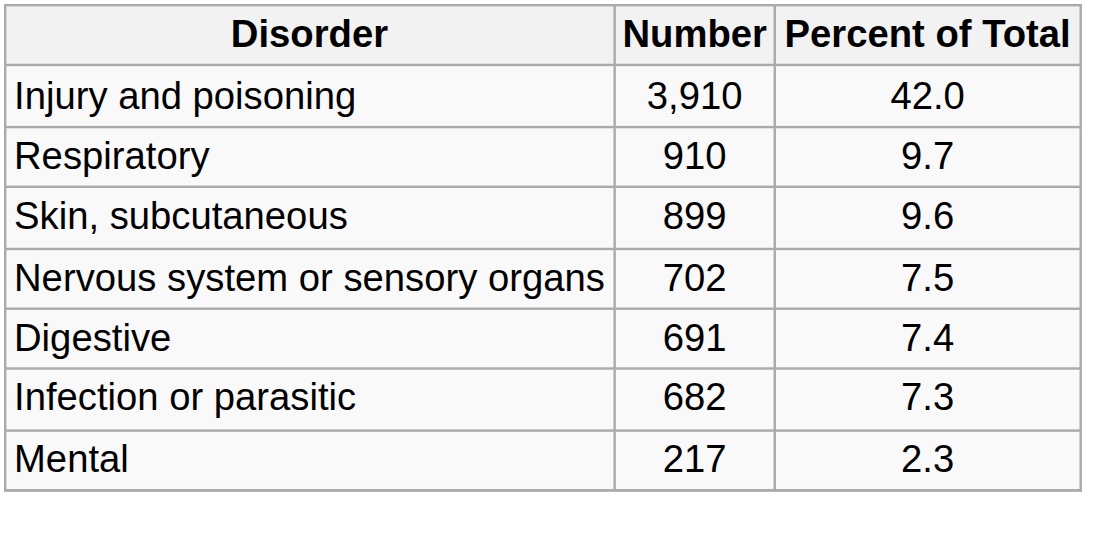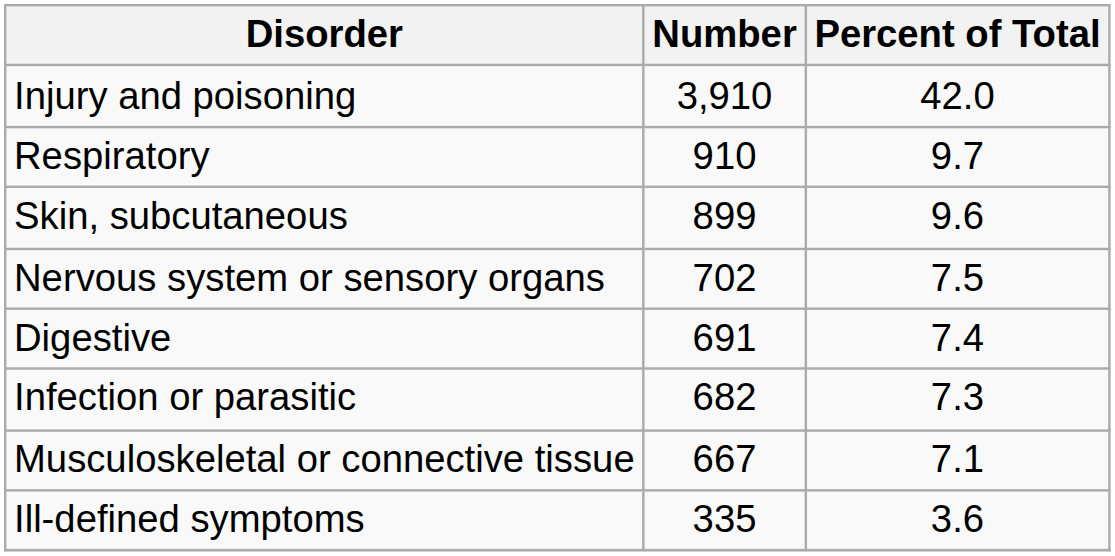+ row: (324, 459)
+ row: (189, 519)
- row: (71, 459)
